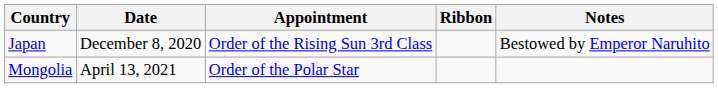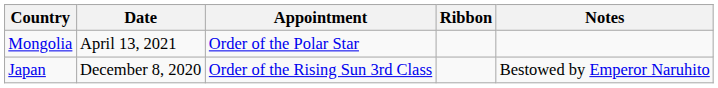rows swapped: (27, 43) <-> (40, 69)
